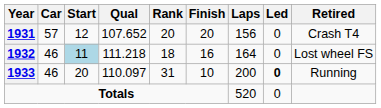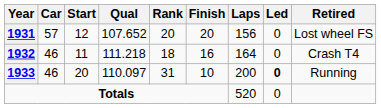(334, 34) Crash T4 -> (334, 34) Lost wheel FS
(82, 53) lightblue background -> (82, 53) no background
(334, 53) Lost wheel FS -> (334, 53) Crash T4
